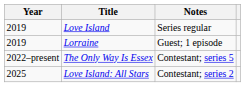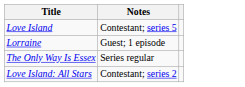- column: (33, 12)
(184, 27) Series regular -> (138, 27) Contestant; series 5
(195, 58) Contestant; series 5 -> (127, 58) Series regular
